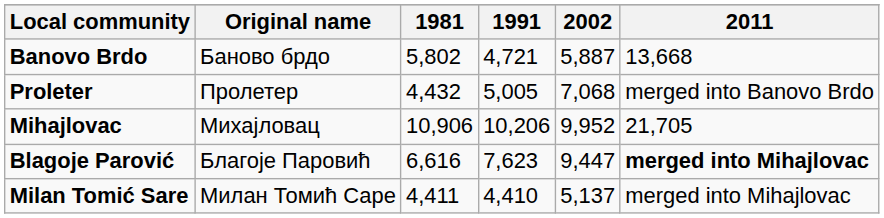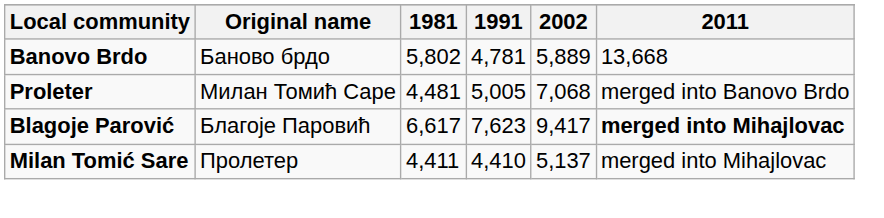(511, 56) 4,721 -> (498, 56) 4,781
(588, 56) 5,887 -> (563, 56) 5,889
(249, 91) Пролетер -> (298, 91) Милан Томић Саре
(433, 91) 4,432 -> (433, 91) 4,481
- row: (66, 126)
(433, 160) 6,616 -> (433, 126) 6,617
(588, 160) 9,447 -> (563, 126) 9,417
(298, 195) Милан Томић Саре -> (249, 160) Пролетер
